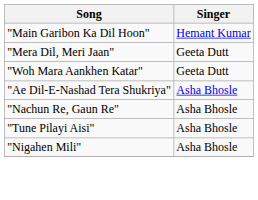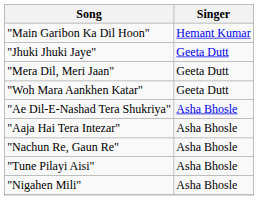+ row: (52, 52)
+ row: (64, 128)
